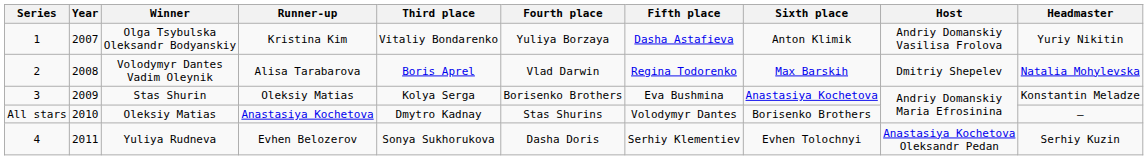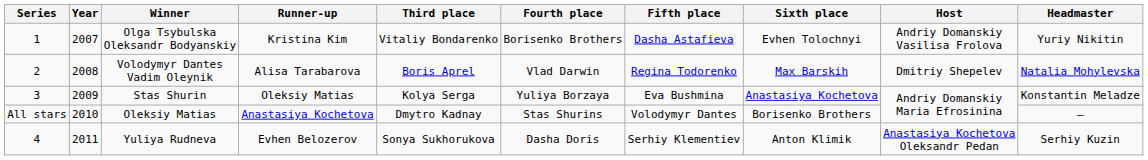(563, 38) Yuliya Borzaya -> (563, 38) Borisenko Brothers
(812, 38) Anton Klimik -> (812, 38) Evhen Tolochnyi
(563, 95) Borisenko Brothers -> (563, 95) Yuliya Borzaya
(812, 139) Evhen Tolochnyi -> (812, 139) Anton Klimik
